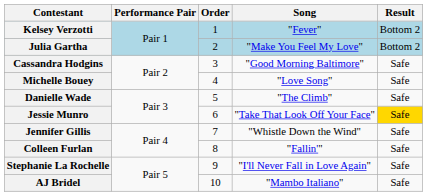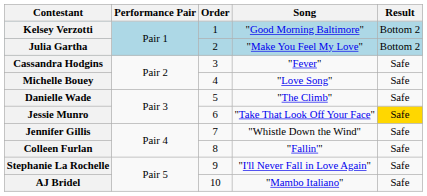(305, 30) "Fever" -> (305, 30) "Good Morning Baltimore"
(305, 64) "Good Morning Baltimore" -> (305, 64) "Fever"
